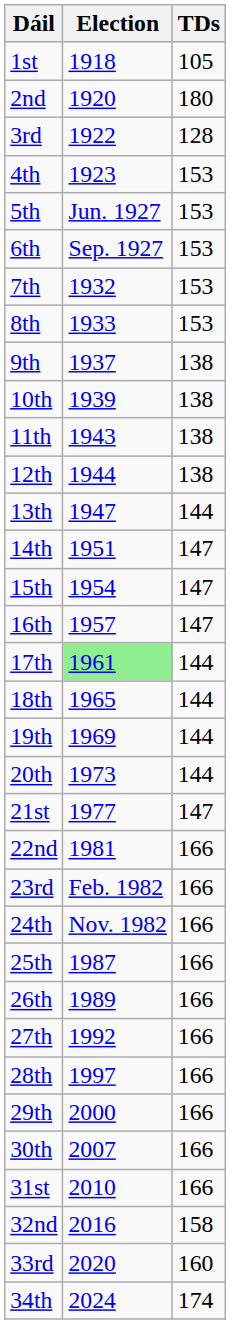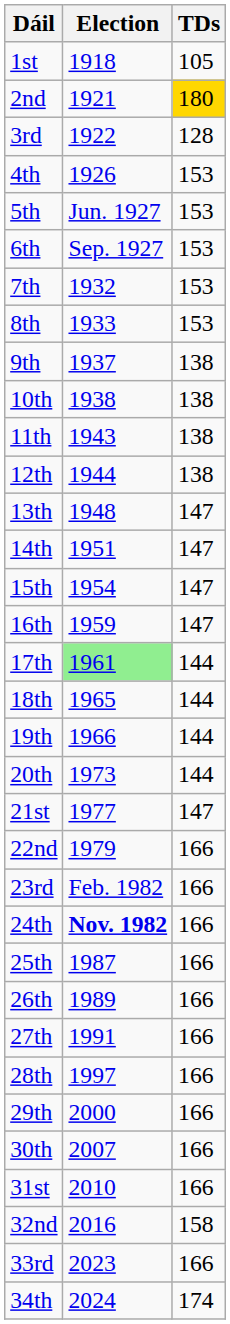(92, 98) 1920 -> (92, 98) 1921
(196, 98) no background -> (196, 98) gold background
(92, 173) 1923 -> (92, 173) 1926
(92, 398) 1939 -> (92, 398) 1938
(92, 511) 1947 -> (92, 511) 1948
(196, 511) 144 -> (196, 511) 147
(92, 624) 1957 -> (92, 624) 1959
(92, 736) 1969 -> (92, 736) 1966
(92, 849) 1981 -> (92, 849) 1979
(118, 924) normal -> (118, 924) bold
(92, 1037) 1992 -> (92, 1037) 1991
(92, 1262) 2020 -> (92, 1262) 2023
(196, 1262) 160 -> (196, 1262) 166
